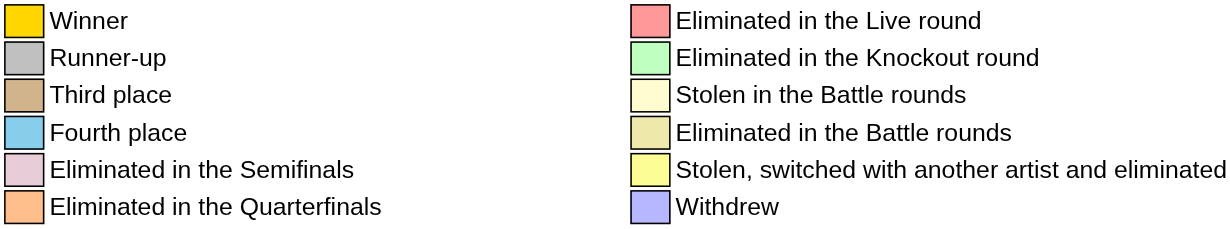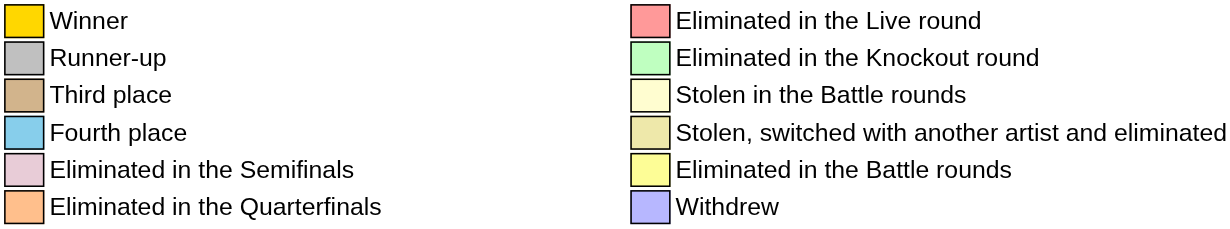(844, 132) Eliminated in the Battle rounds -> (951, 132) Stolen, switched with another artist and eliminated
(951, 169) Stolen, switched with another artist and eliminated -> (844, 169) Eliminated in the Battle rounds
